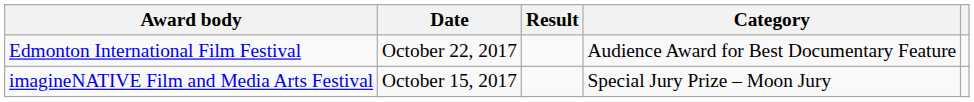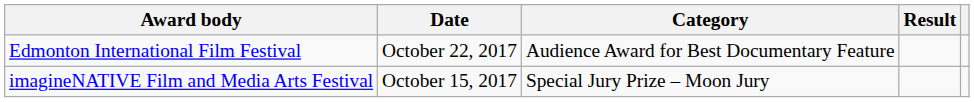columns swapped: (772, 19) <-> (552, 19)
